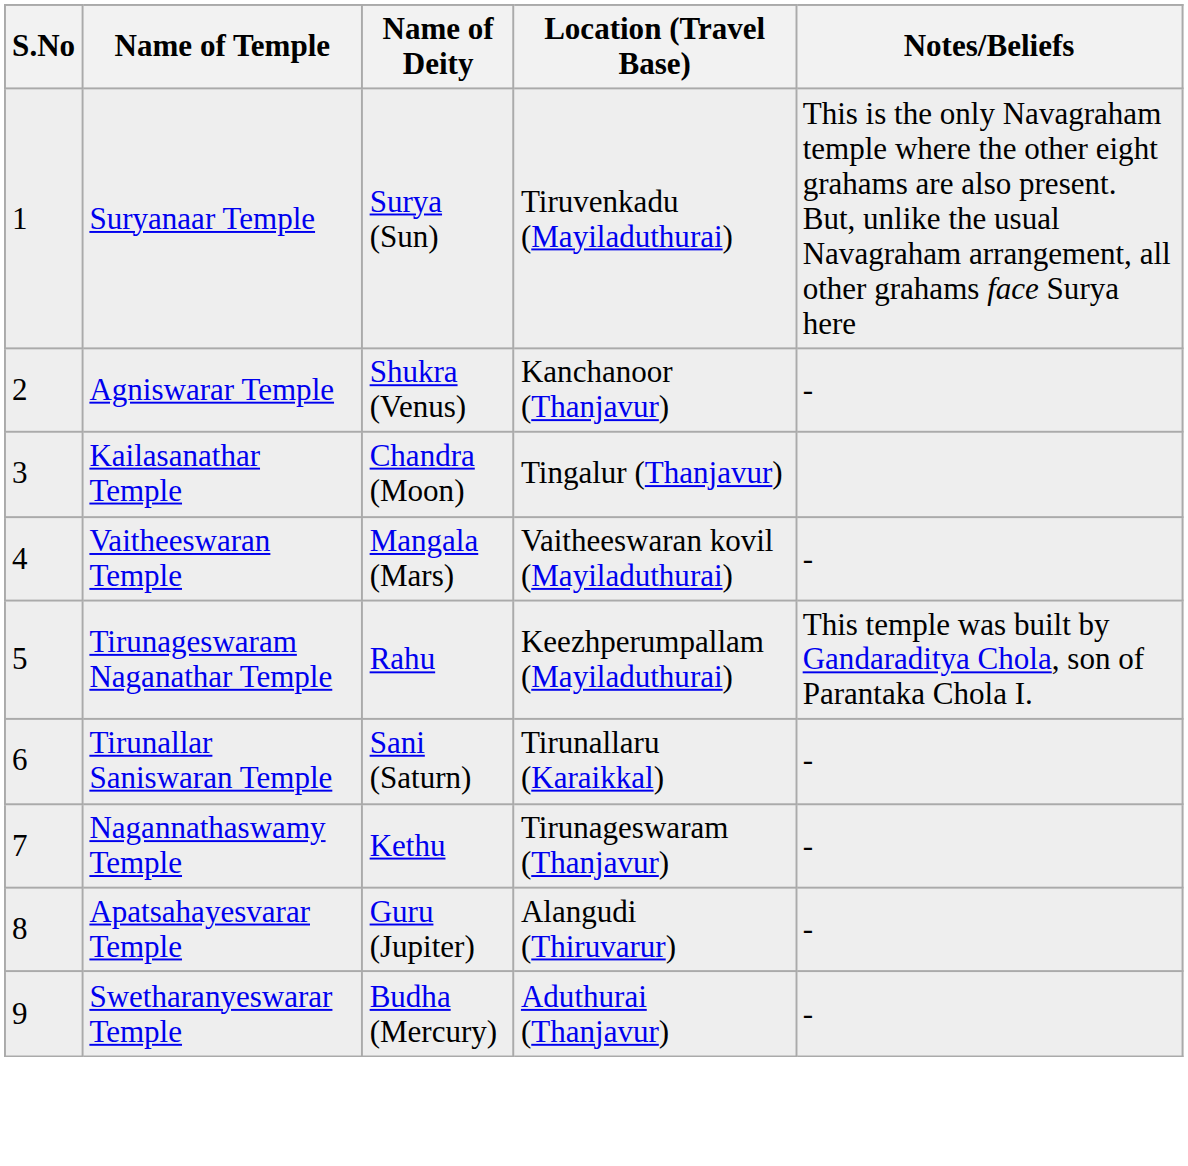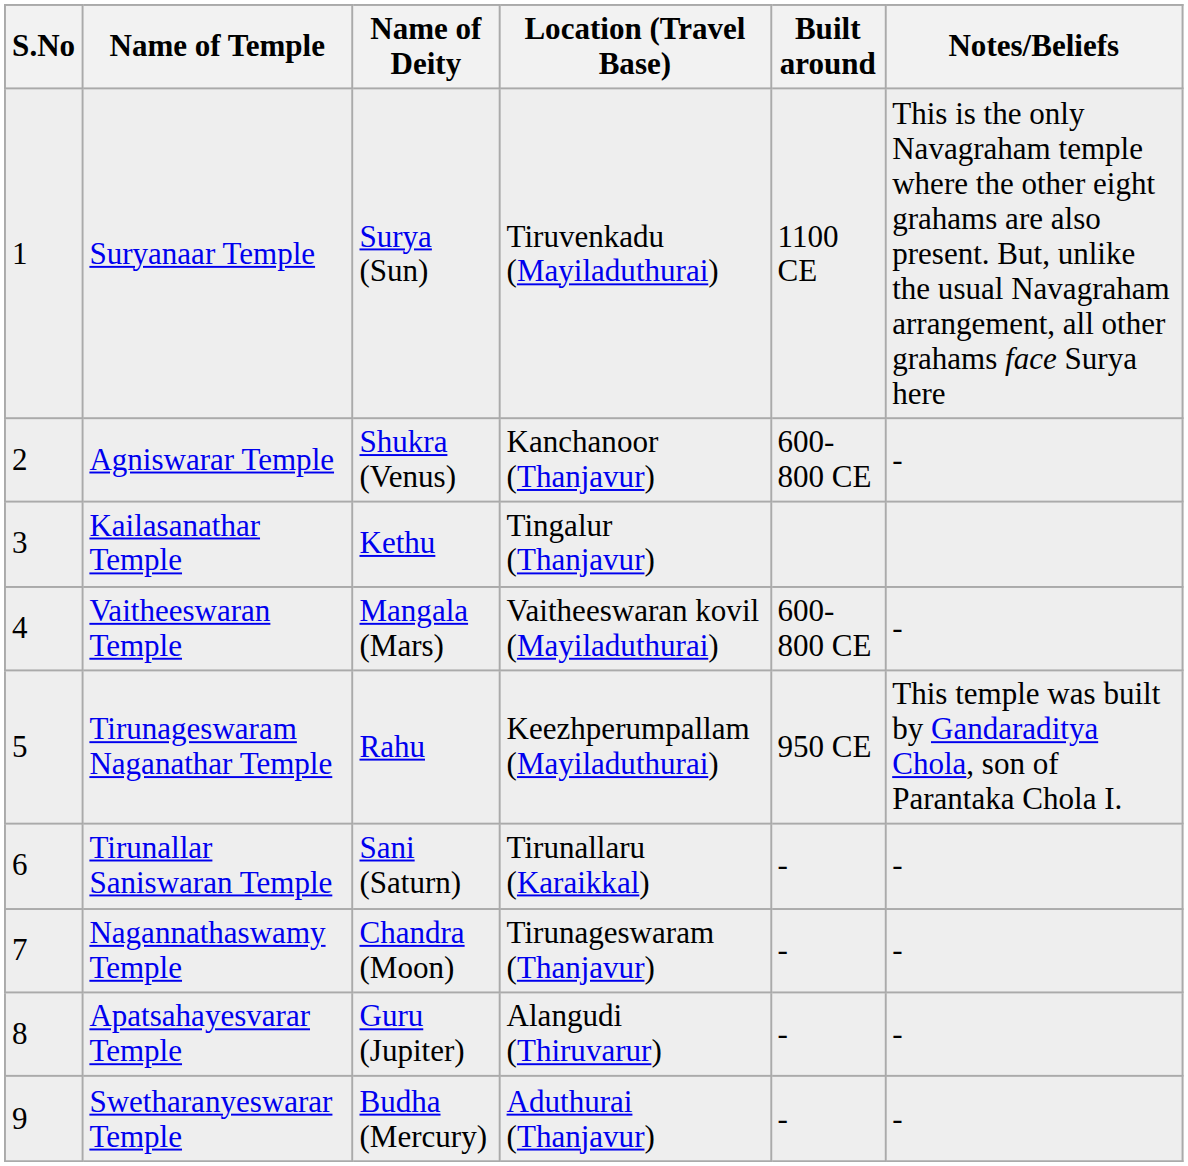+ column: (828, 46)
(422, 473) Chandra (Moon) -> (397, 543) Kethu
(408, 845) Kethu -> (412, 949) Chandra (Moon)
